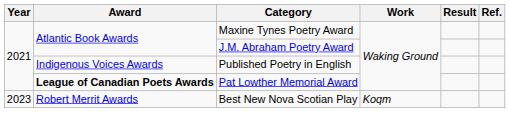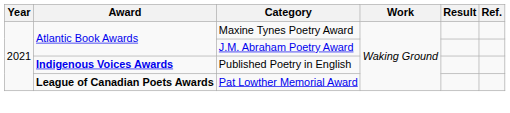(99, 64) normal -> (105, 64) bold
- row: (288, 99)
